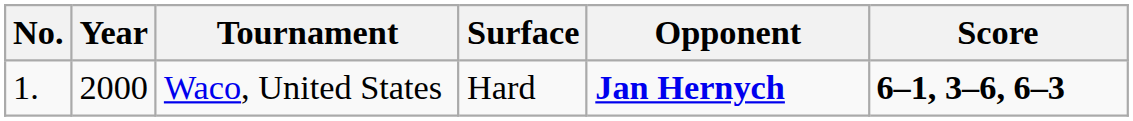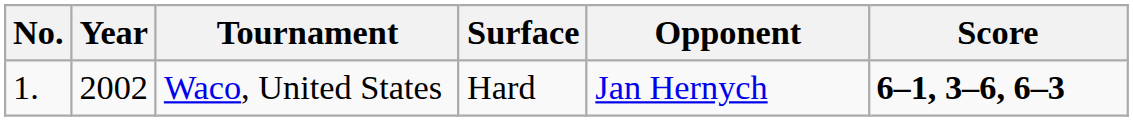(114, 87) 2000 -> (114, 87) 2002
(690, 87) bold -> (681, 87) normal
